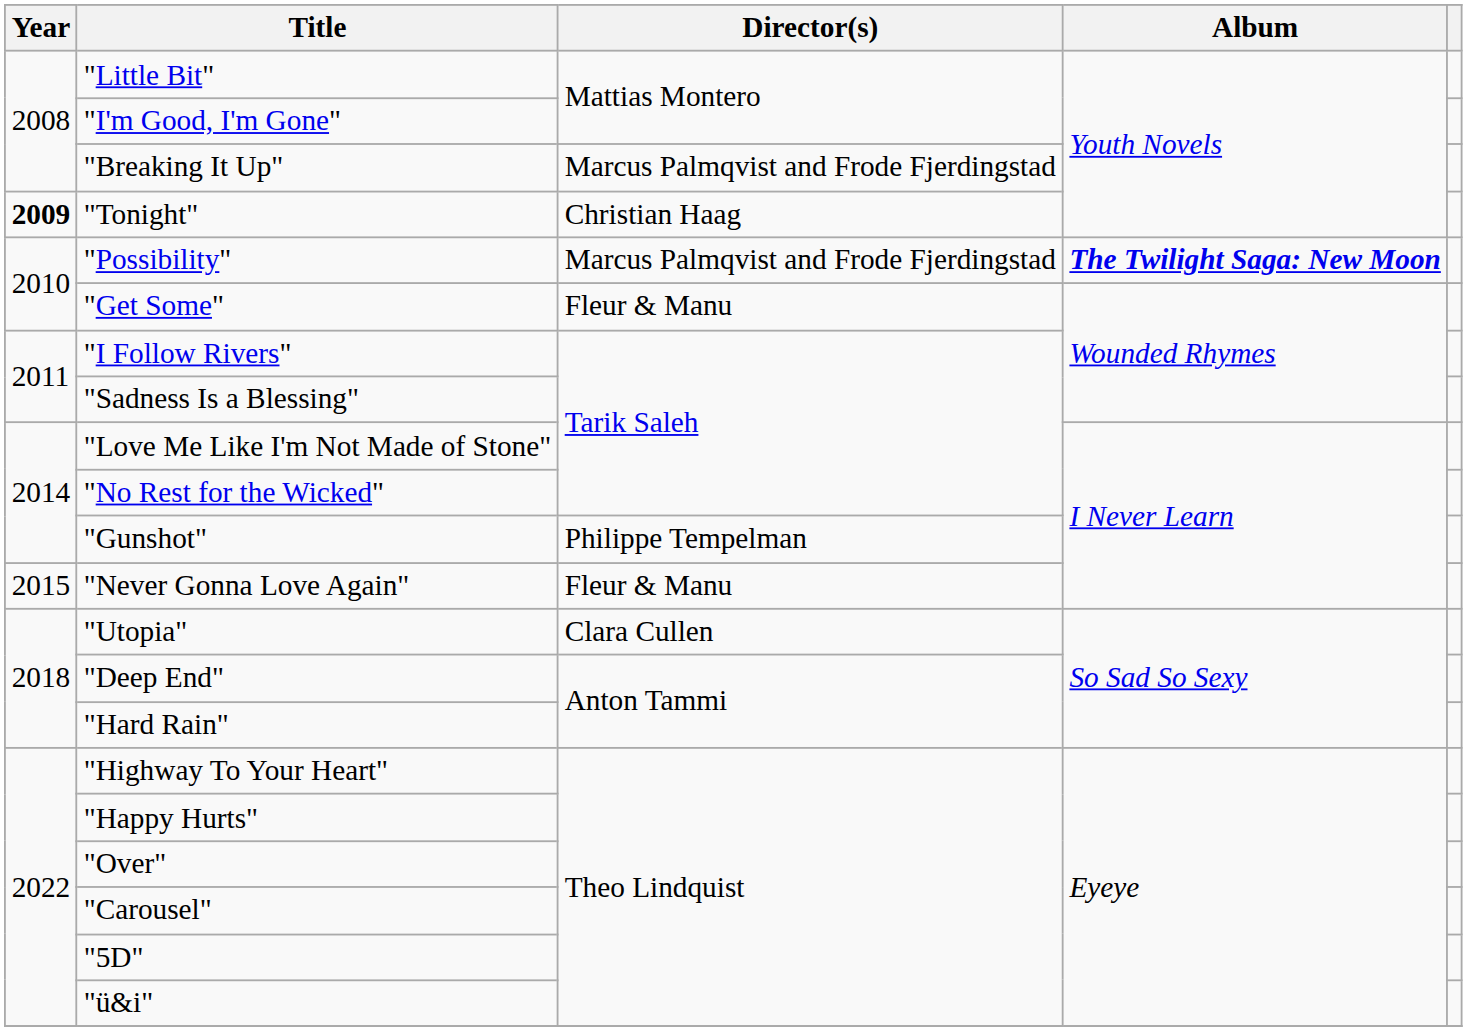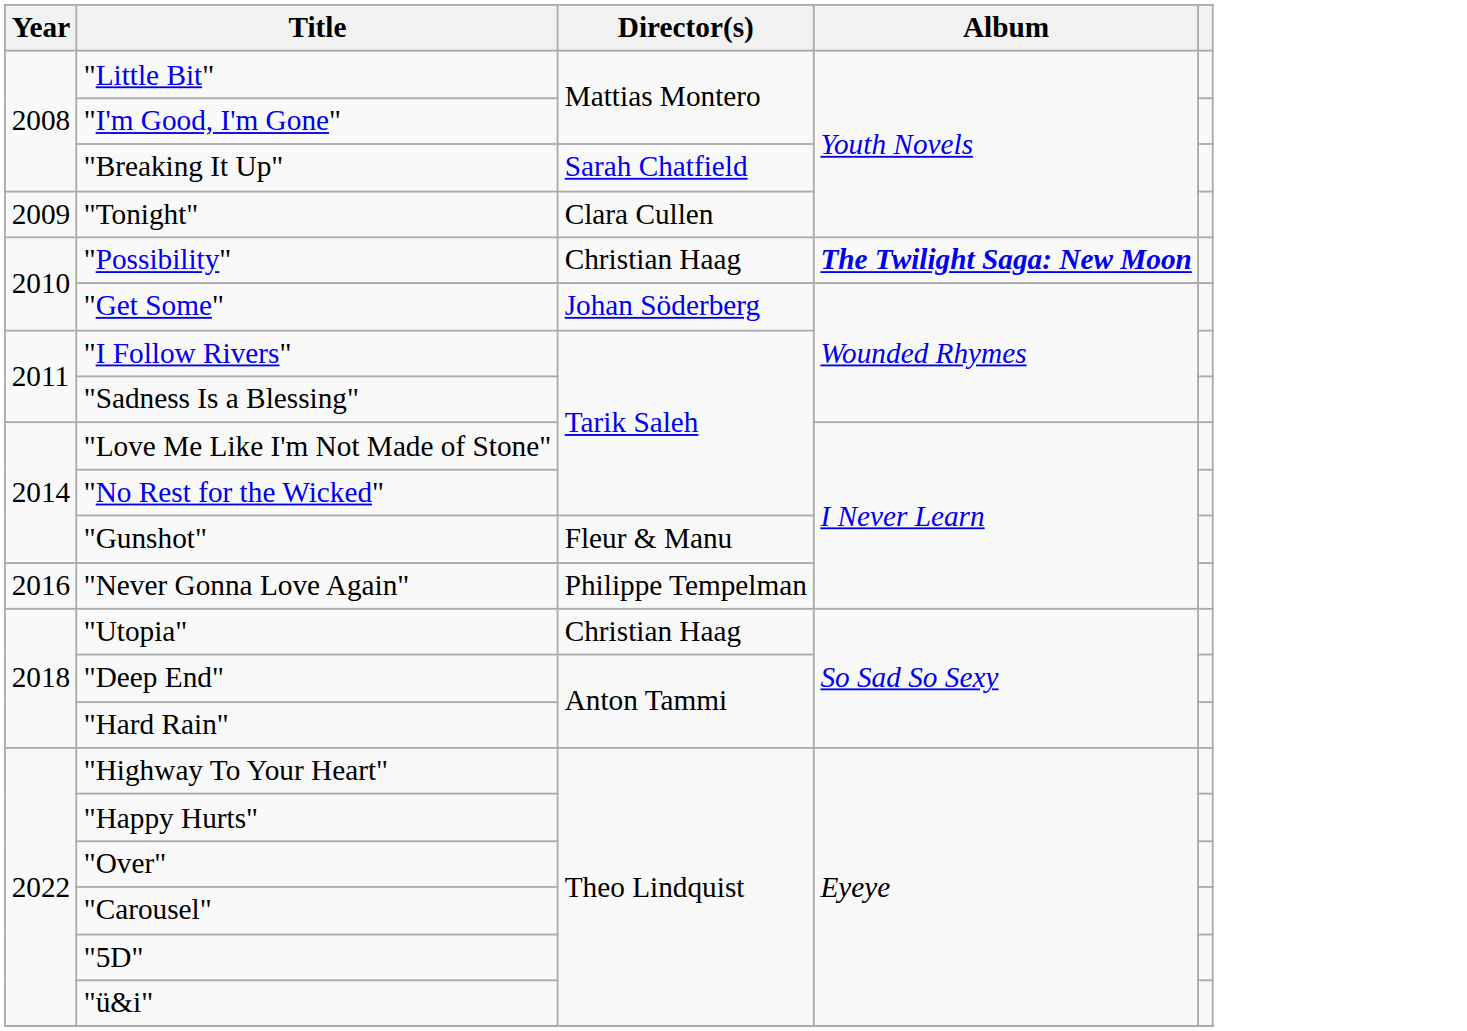(810, 167) Marcus Palmqvist and Frode Fjerdingstad -> (656, 167) Sarah Chatfield
(41, 213) bold -> (41, 213) normal
(653, 213) Christian Haag -> (639, 213) Clara Cullen
(810, 259) Marcus Palmqvist and Frode Fjerdingstad -> (653, 259) Christian Haag
(648, 306) Fleur & Manu -> (662, 306) Johan Söderberg
(686, 538) Philippe Tempelman -> (648, 538) Fleur & Manu
(41, 584) 2015 -> (41, 584) 2016
(648, 584) Fleur & Manu -> (686, 584) Philippe Tempelman
(639, 631) Clara Cullen -> (653, 631) Christian Haag
